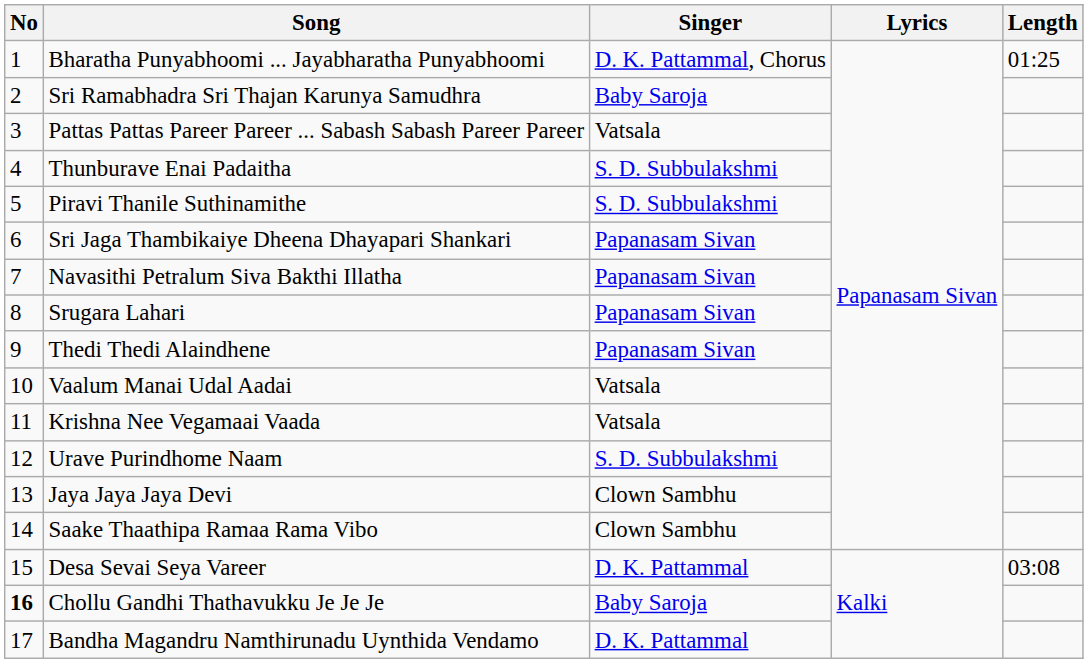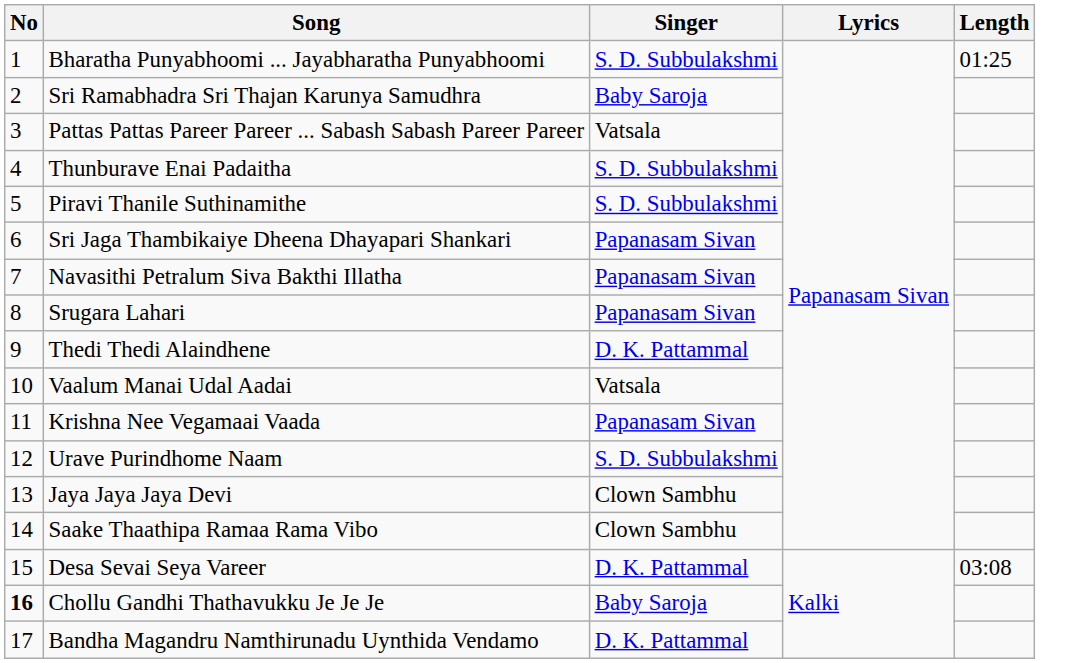(710, 58) D. K. Pattammal, Chorus -> (686, 58) S. D. Subbulakshmi
(675, 349) Papanasam Sivan -> (672, 349) D. K. Pattammal
(628, 421) Vatsala -> (675, 421) Papanasam Sivan
